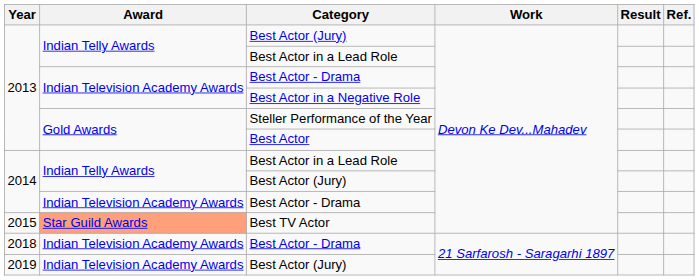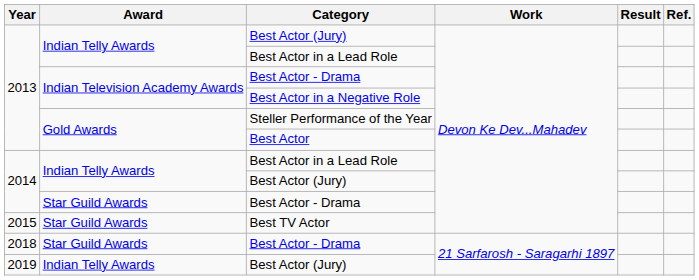(143, 202) Indian Television Academy Awards -> (95, 202) Star Guild Awards
(95, 222) lightsalmon background -> (95, 222) no background
(143, 243) Indian Television Academy Awards -> (95, 243) Star Guild Awards
(143, 264) Indian Television Academy Awards -> (99, 264) Indian Telly Awards
